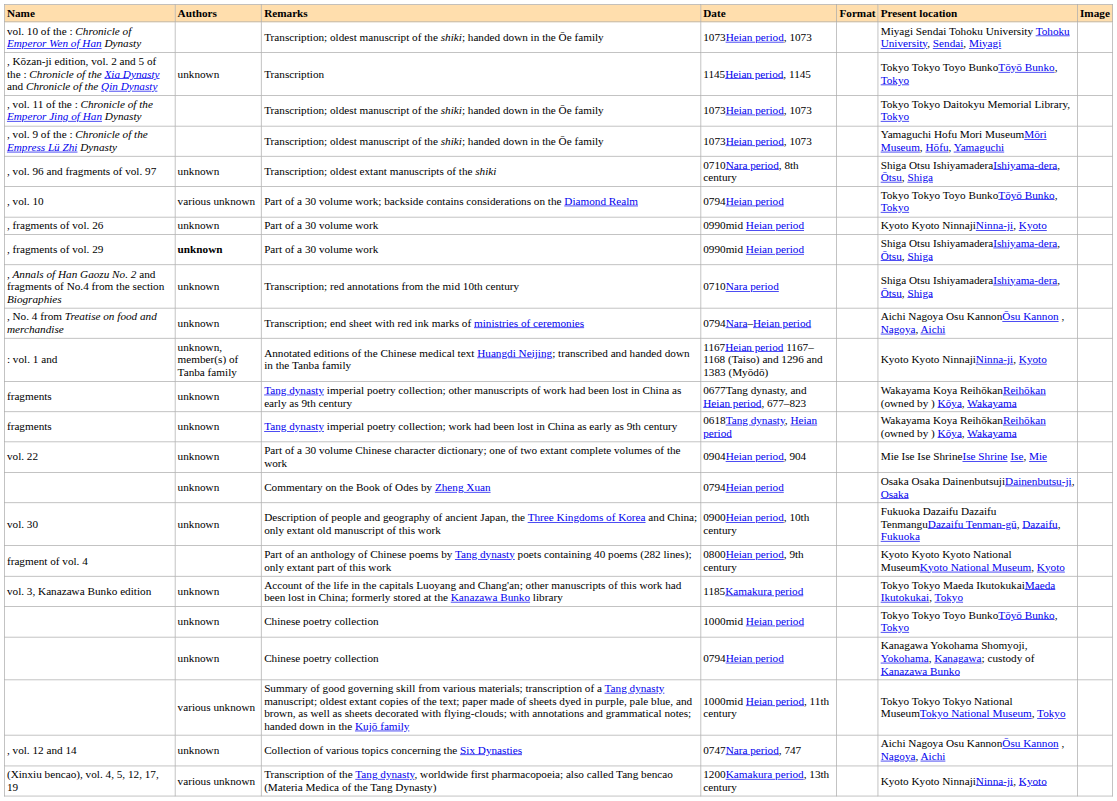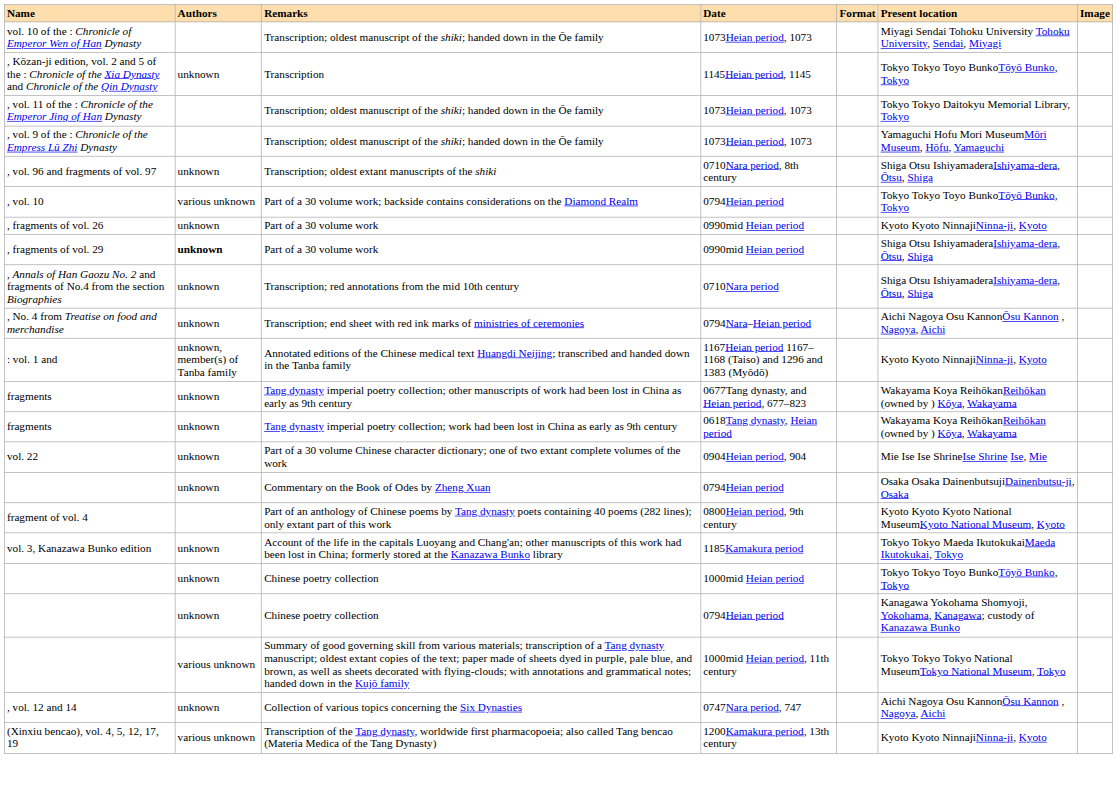- row: (22, 524)
